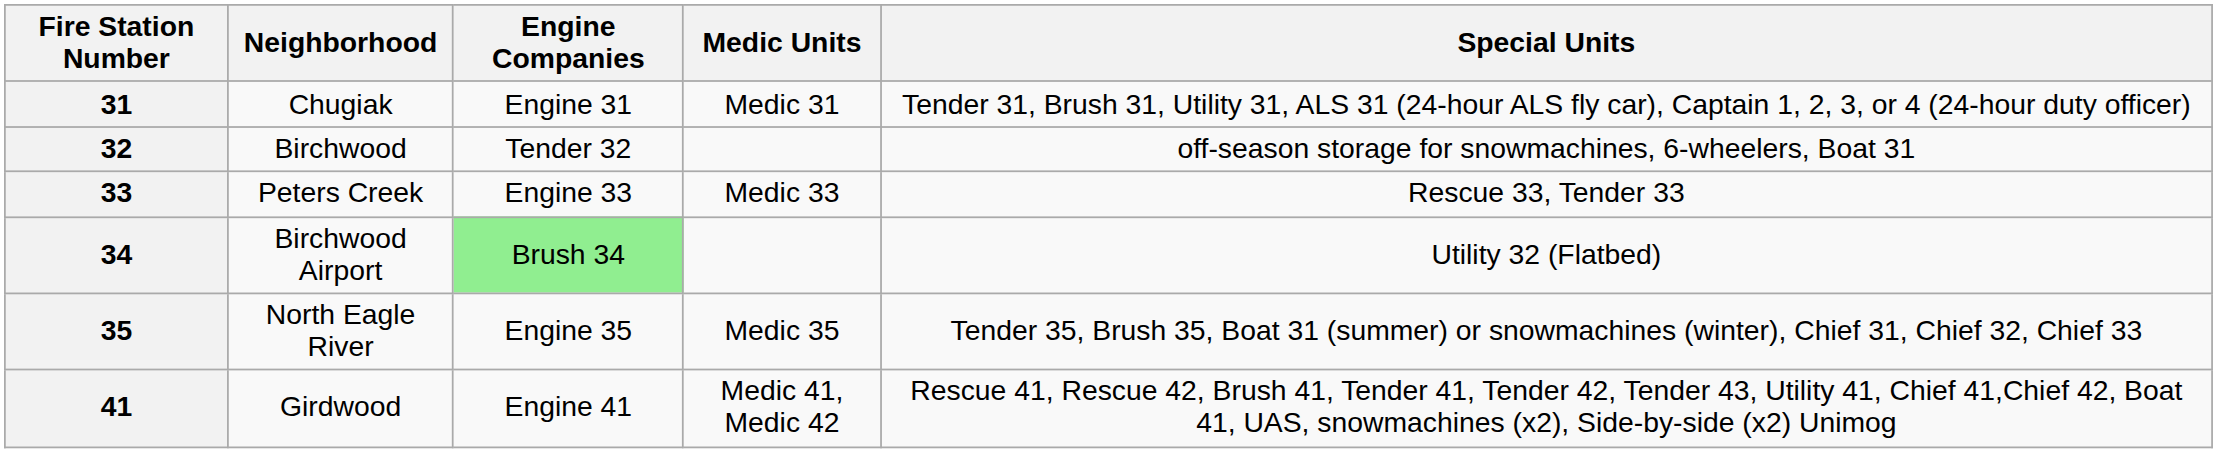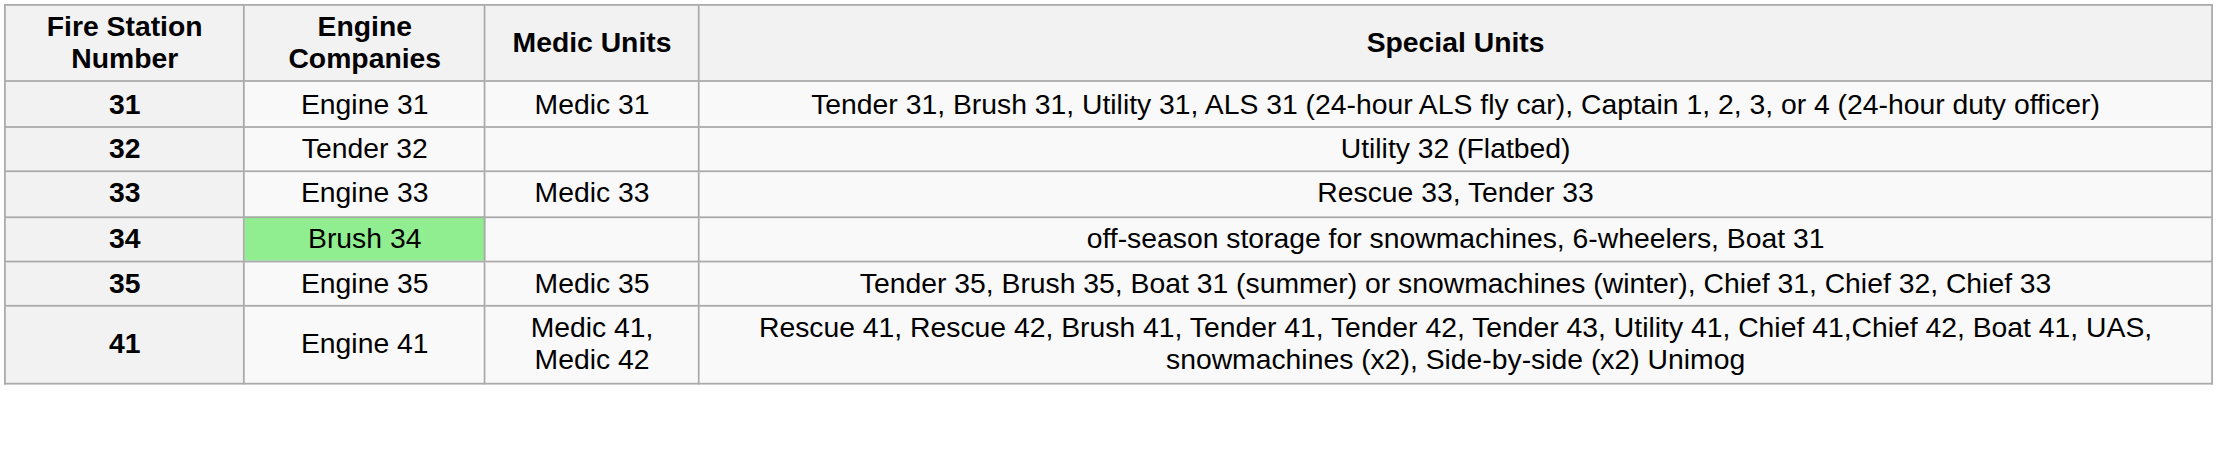- column: (341, 42)
(1546, 148) off-season storage for snowmachines, 6-wheelers, Boat 31 -> (1456, 148) Utility 32 (Flatbed)
(1546, 254) Utility 32 (Flatbed) -> (1456, 238) off-season storage for snowmachines, 6-wheelers, Boat 31
